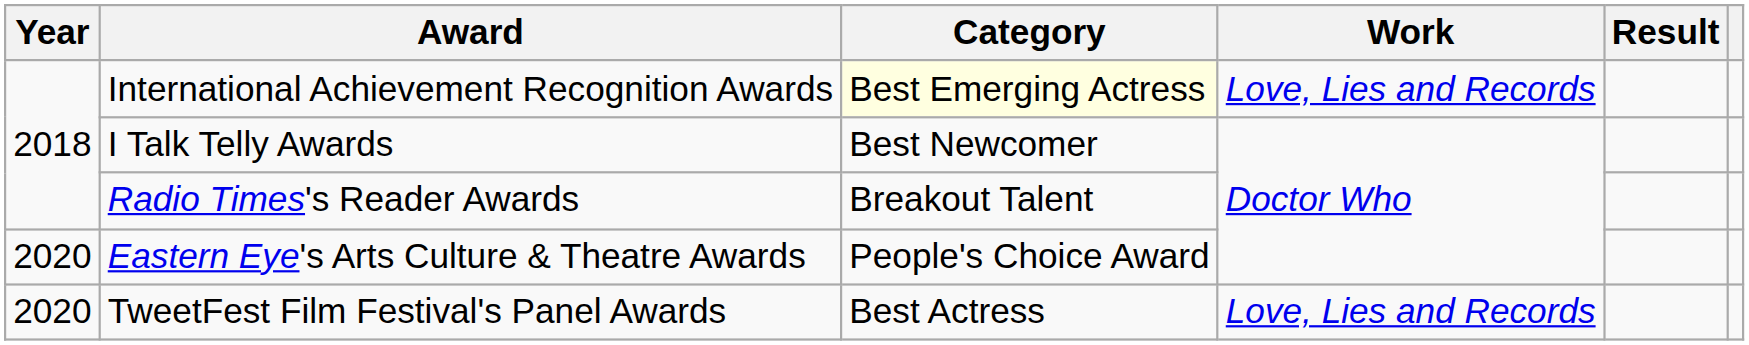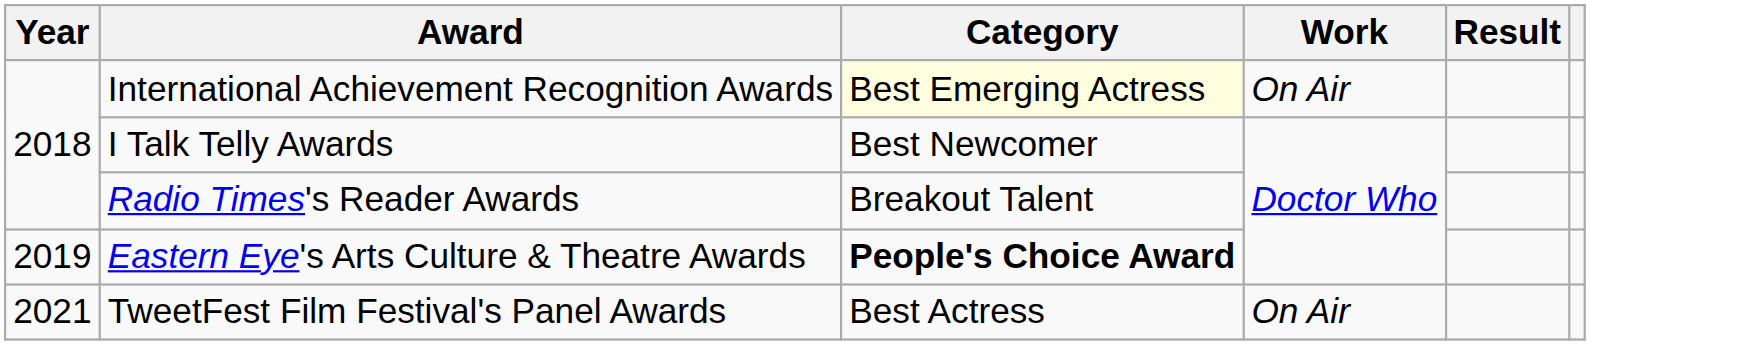(1411, 88) Love, Lies and Records -> (1301, 88) On Air
(52, 255) 2020 -> (52, 255) 2019
(1029, 255) normal -> (1042, 255) bold
(52, 311) 2020 -> (52, 311) 2021
(1411, 311) Love, Lies and Records -> (1301, 311) On Air
